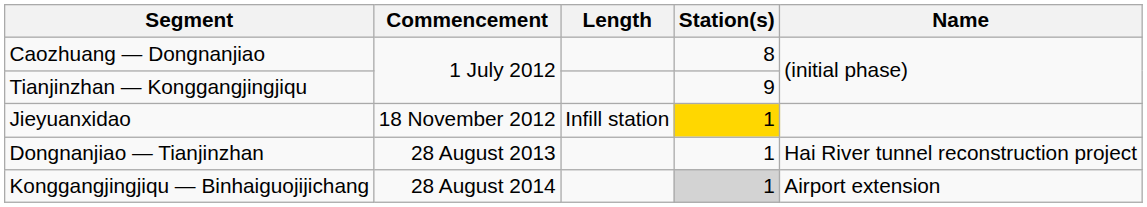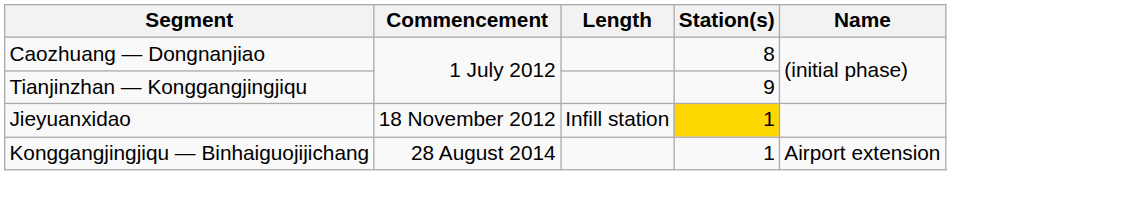- row: (137, 152)
(769, 185) lightgrey background -> (769, 152) no background
